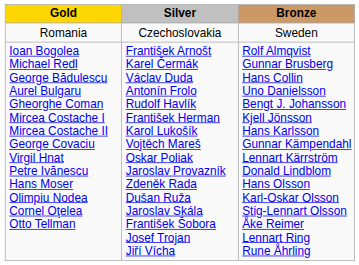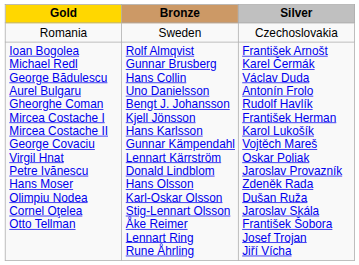columns swapped: (180, 13) <-> (296, 13)
